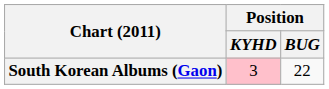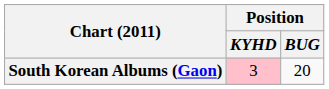(302, 71) 22 -> (302, 71) 20
